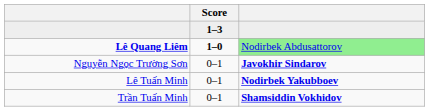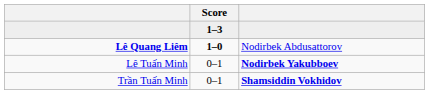(292, 47) lightgreen background -> (292, 47) no background
- row: (131, 64)
